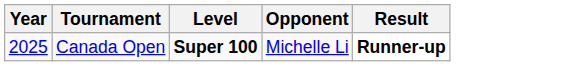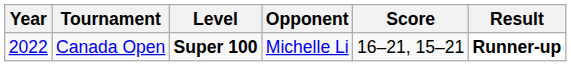+ column: (411, 19)
(28, 47) 2025 -> (28, 47) 2022
